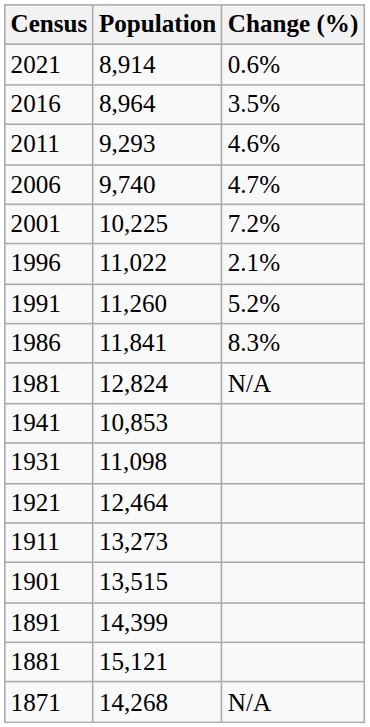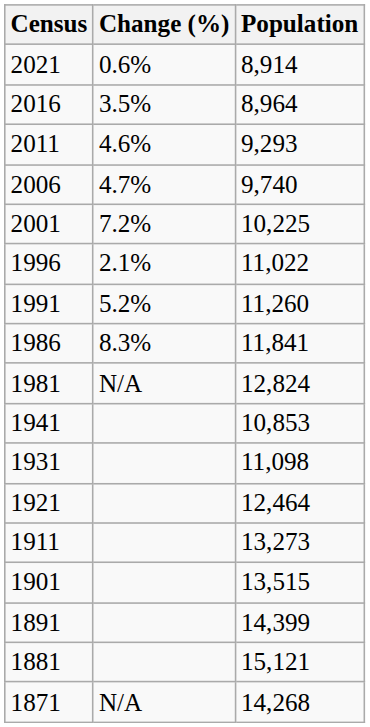columns swapped: (158, 24) <-> (293, 24)
